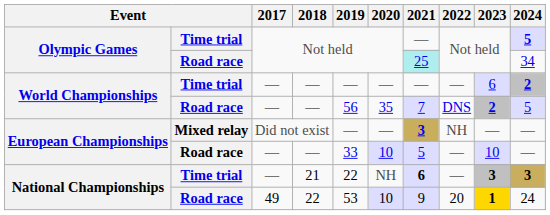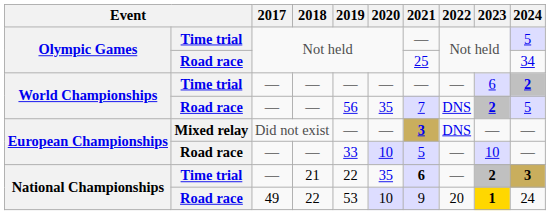(528, 38) bold -> (528, 38) normal
(421, 61) paleturquoise background -> (421, 61) no background
(457, 130) NH -> (457, 130) DNS
(386, 175) NH -> (386, 175) 35
(492, 175) 3 -> (492, 175) 2
